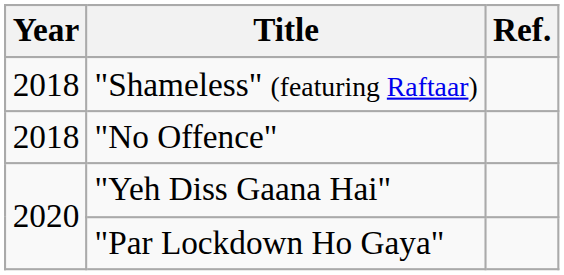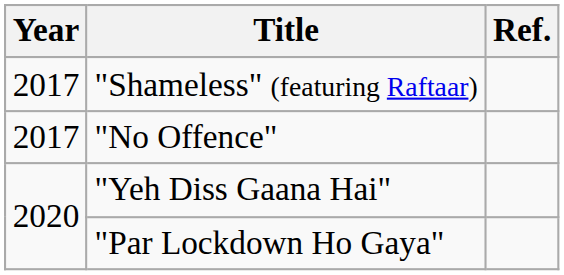(46, 83) 2018 -> (46, 83) 2017
(46, 136) 2018 -> (46, 136) 2017
